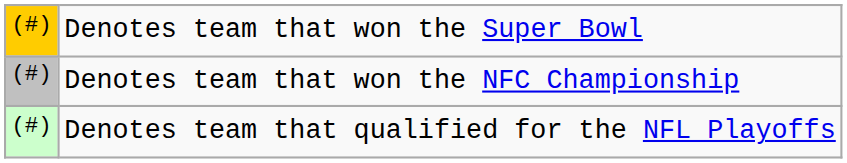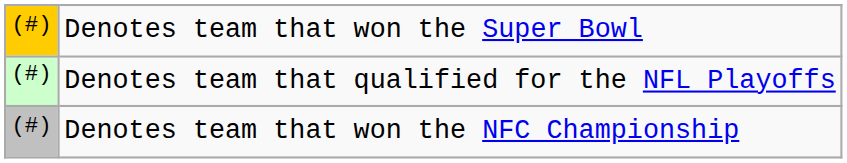rows swapped: (402, 81) <-> (450, 131)
